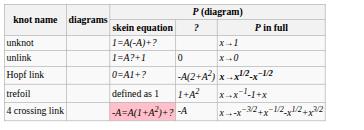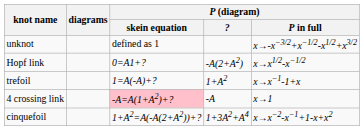(134, 43) 1=A(-A)+? -> (136, 44) defined as 1
(229, 43) x→1 -> (305, 44) x→-x−3/2+x−1/2-x1/2+x3/2
- row: (19, 58)
(246, 75) bold -> (279, 62) normal
(136, 93) defined as 1 -> (134, 80) 1=A(-A)+?
(271, 111) x→-x−3/2+x−1/2-x1/2+x3/2 -> (263, 98) x→1
+ row: (26, 116)
